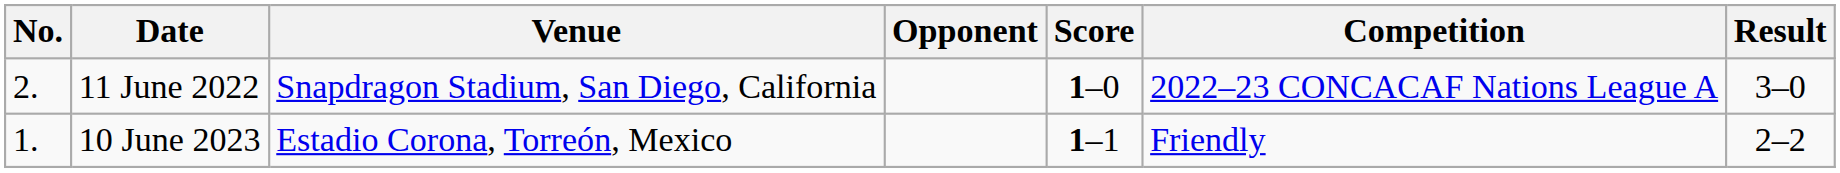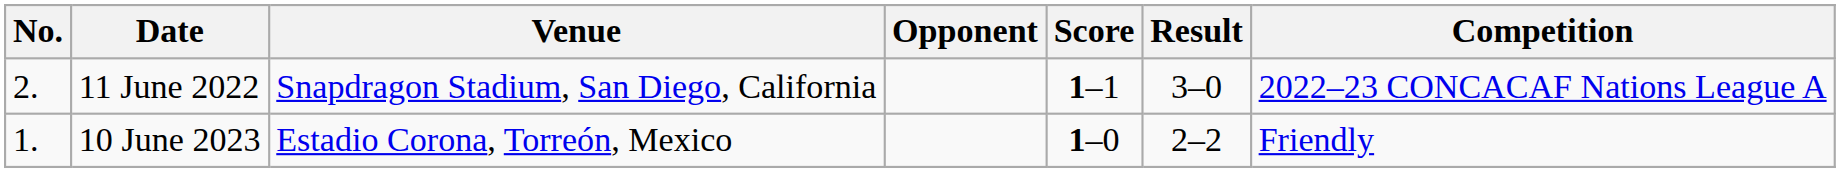columns swapped: (1780, 31) <-> (1434, 31)
(1094, 85) 1–0 -> (1094, 85) 1–1
(1094, 139) 1–1 -> (1094, 139) 1–0
